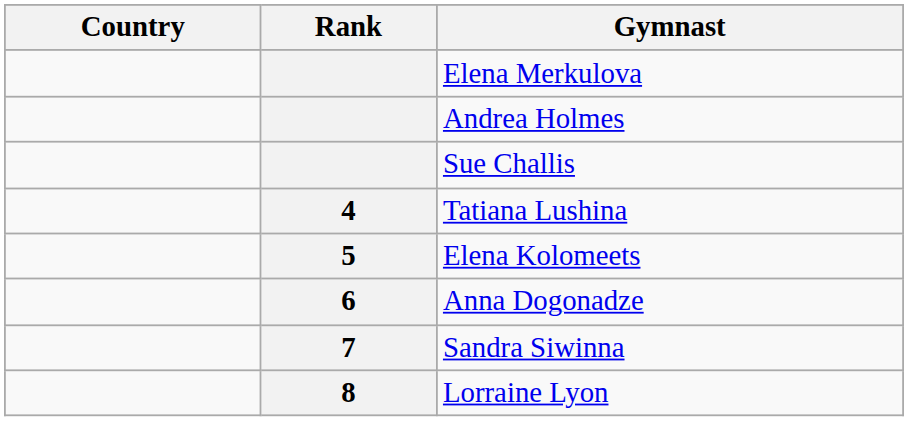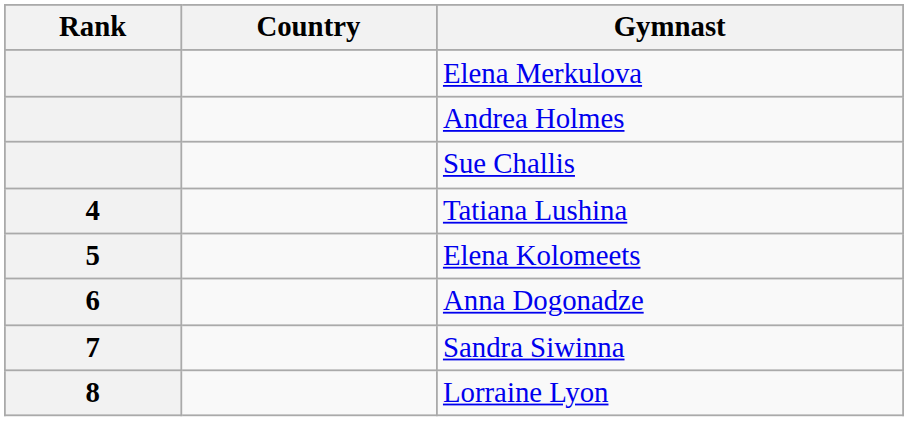columns swapped: (348, 27) <-> (133, 27)
